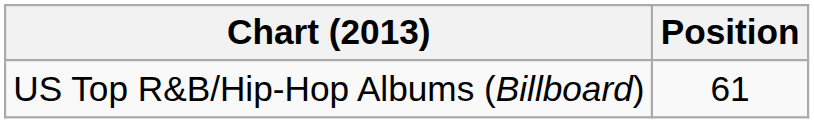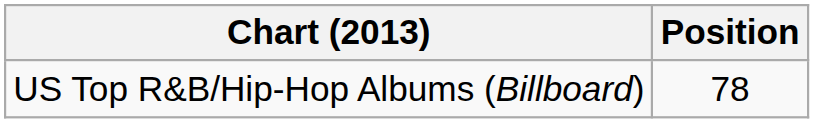(730, 88) 61 -> (730, 88) 78
